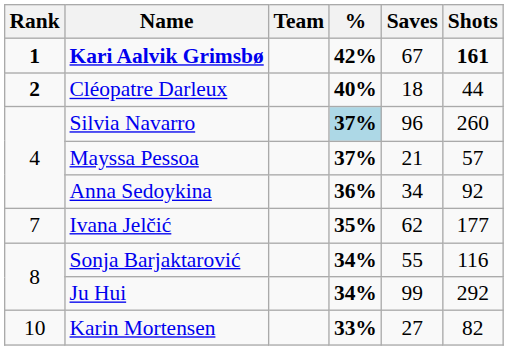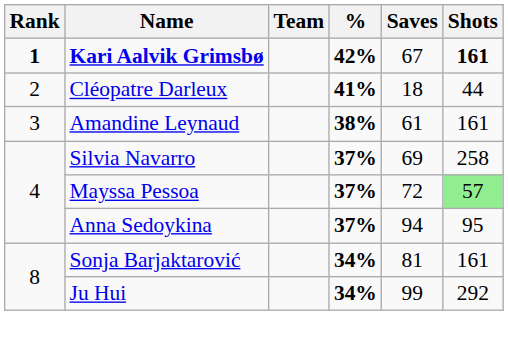(35, 89) bold -> (35, 89) normal
(355, 89) 40% -> (355, 89) 41%
+ row: (154, 123)
(355, 123) lightblue background -> (355, 157) no background
(412, 123) 96 -> (412, 157) 69
(473, 123) 260 -> (473, 157) 258
(412, 157) 21 -> (412, 191) 72
(473, 157) no background -> (473, 191) lightgreen background
(355, 191) 36% -> (355, 225) 37%
(412, 191) 34 -> (412, 225) 94
(473, 191) 92 -> (473, 225) 95
- row: (120, 225)
(412, 259) 55 -> (412, 259) 81
(473, 259) 116 -> (473, 259) 161
- row: (142, 327)
